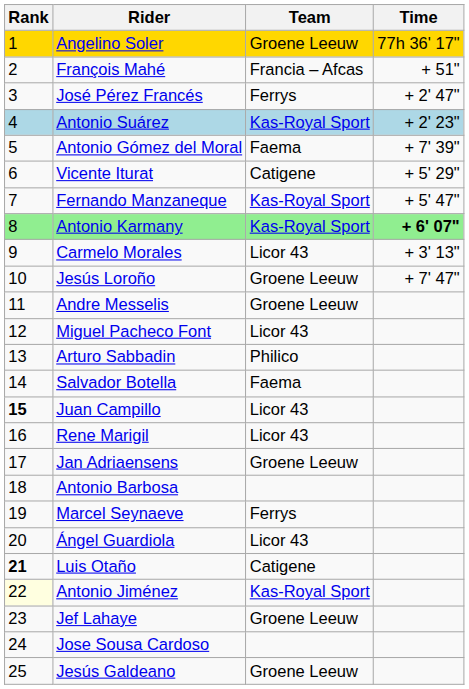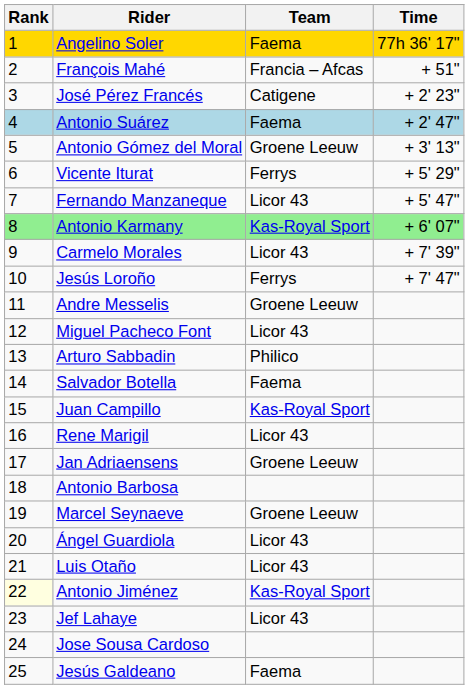(304, 43) Groene Leeuw -> (275, 43) Faema
(273, 95) Ferrys -> (283, 95) Catigene
(432, 95) + 2' 47" -> (432, 95) + 2' 23"
(310, 122) Kas-Royal Sport -> (275, 122) Faema
(432, 122) + 2' 23" -> (432, 122) + 2' 47"
(275, 148) Faema -> (304, 148) Groene Leeuw
(432, 148) + 7' 39" -> (432, 148) + 3' 13"
(283, 174) Catigene -> (273, 174) Ferrys
(310, 200) Kas-Royal Sport -> (279, 200) Licor 43
(431, 226) bold -> (432, 226) normal
(432, 252) + 3' 13" -> (432, 252) + 7' 39"
(304, 278) Groene Leeuw -> (273, 278) Ferrys
(17, 409) bold -> (17, 409) normal
(279, 409) Licor 43 -> (310, 409) Kas-Royal Sport
(273, 514) Ferrys -> (304, 514) Groene Leeuw
(17, 566) bold -> (17, 566) normal
(283, 566) Catigene -> (279, 566) Licor 43
(304, 618) Groene Leeuw -> (279, 618) Licor 43
(304, 670) Groene Leeuw -> (275, 670) Faema
